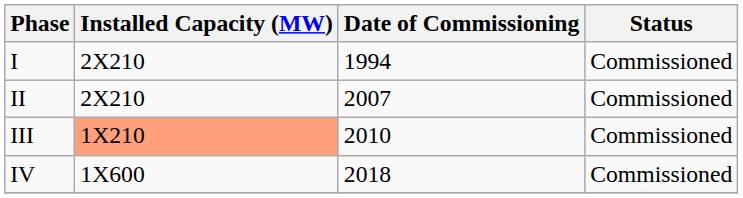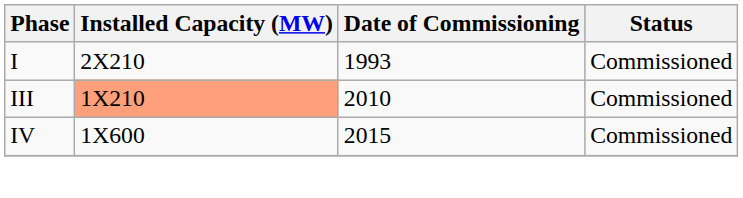(368, 60) 1994 -> (368, 60) 1993
- row: (18, 98)
(368, 173) 2018 -> (368, 135) 2015
